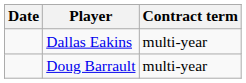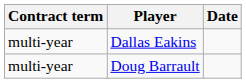columns swapped: (24, 16) <-> (190, 16)
